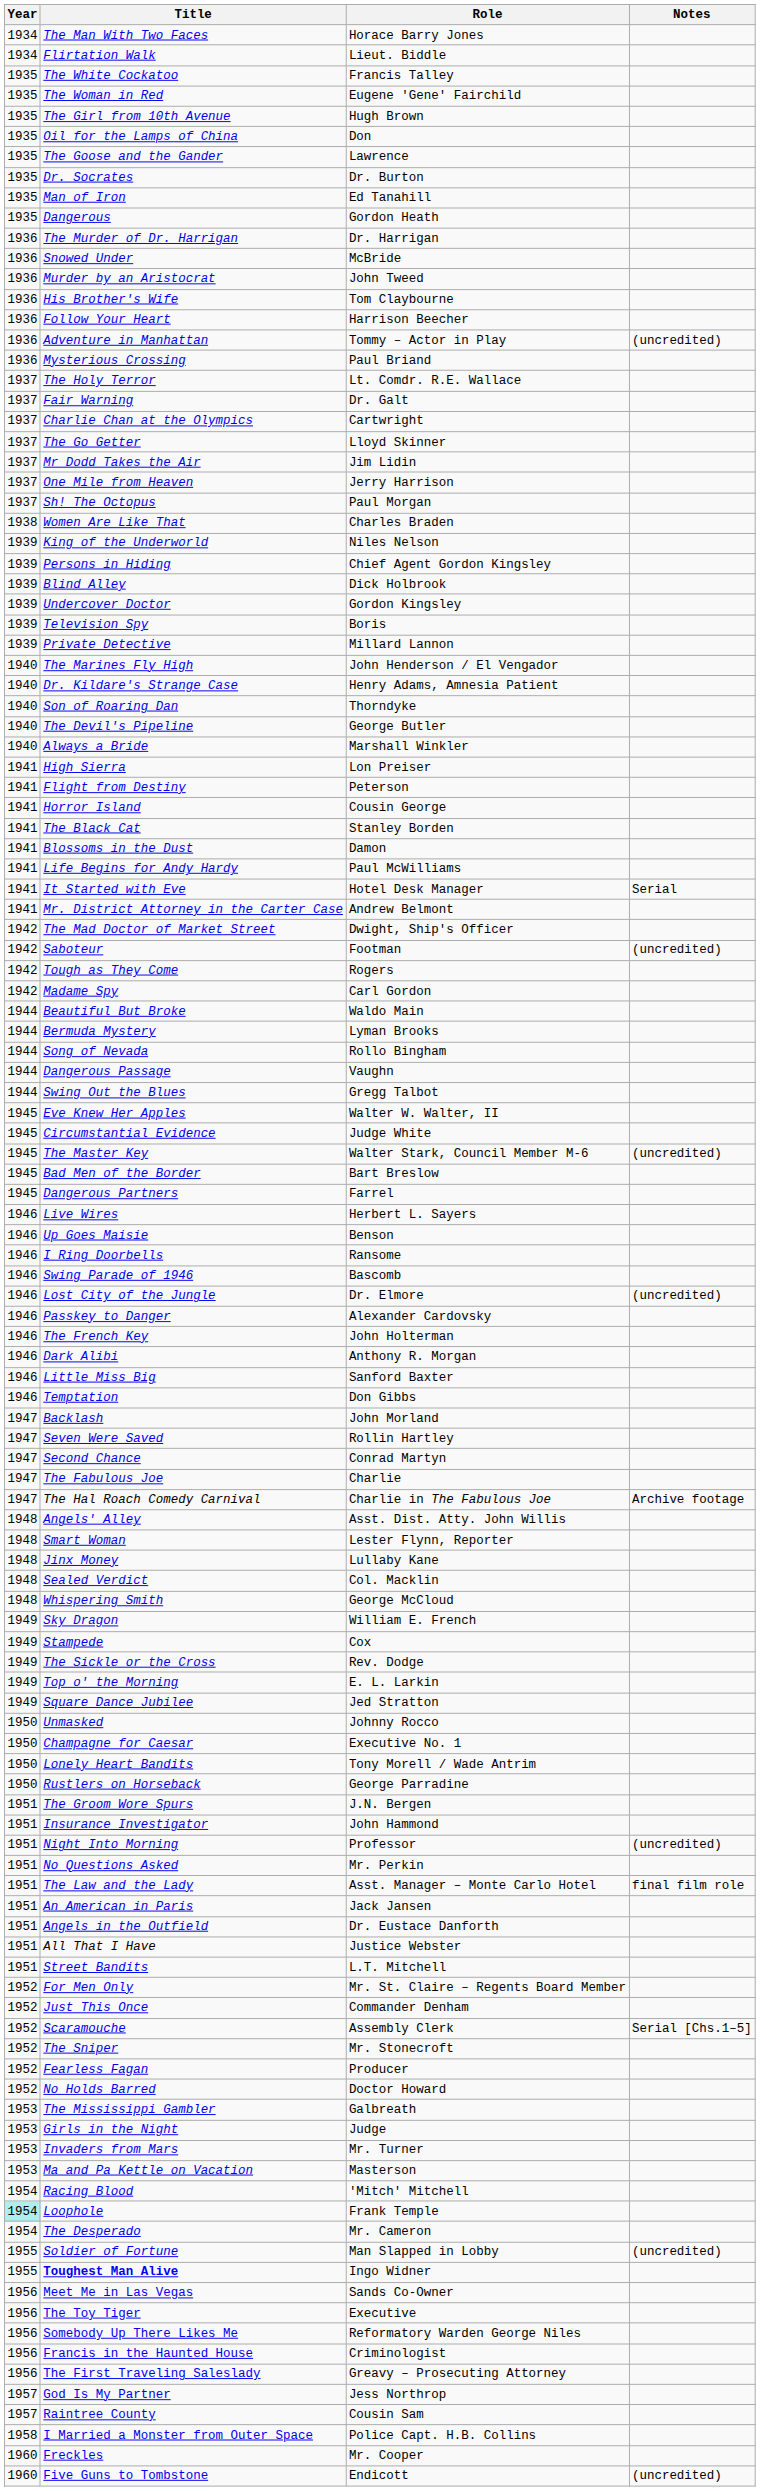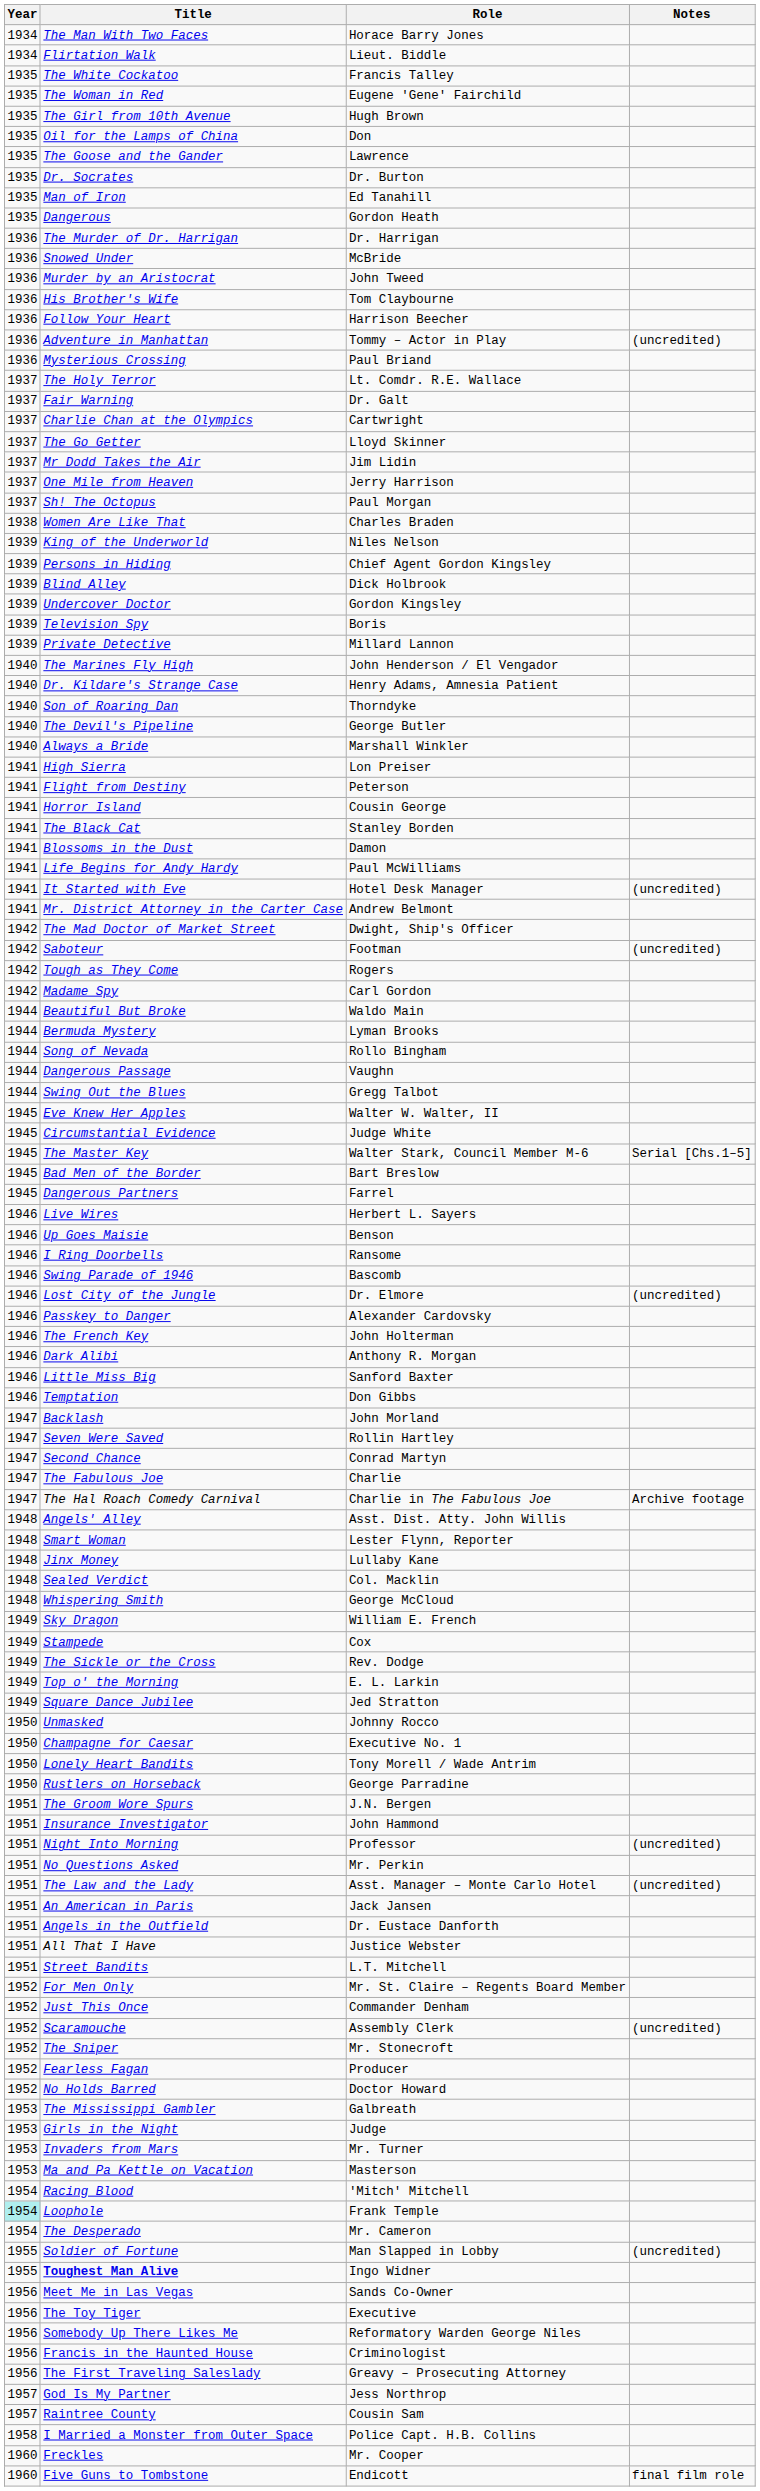(654, 889) Serial -> (677, 889) (uncredited)
(677, 1154) (uncredited) -> (692, 1154) Serial [Chs.1–5]
(688, 1886) final film role -> (677, 1886) (uncredited)
(692, 2028) Serial [Chs.1–5] -> (677, 2028) (uncredited)
(677, 2476) (uncredited) -> (688, 2476) final film role
